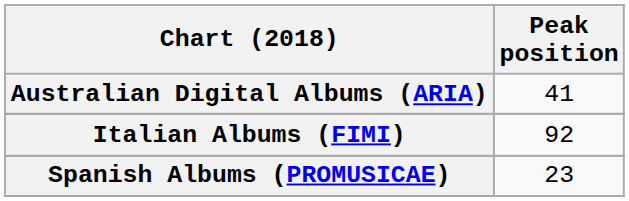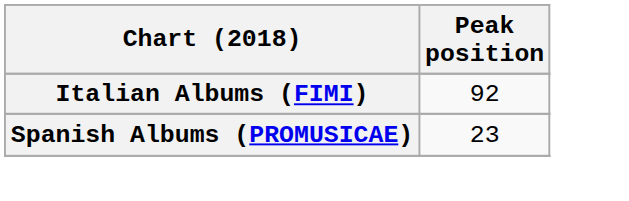- row: (249, 94)
